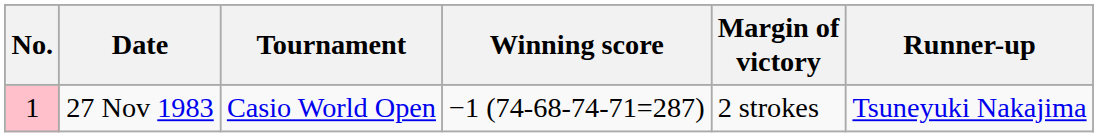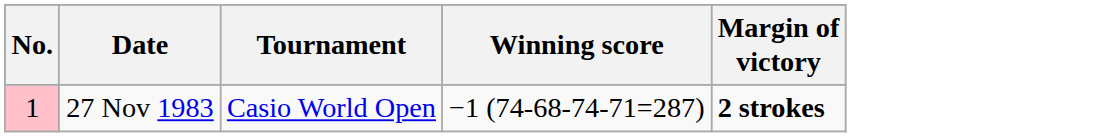- column: (970, 44)
(768, 108) normal -> (771, 108) bold
